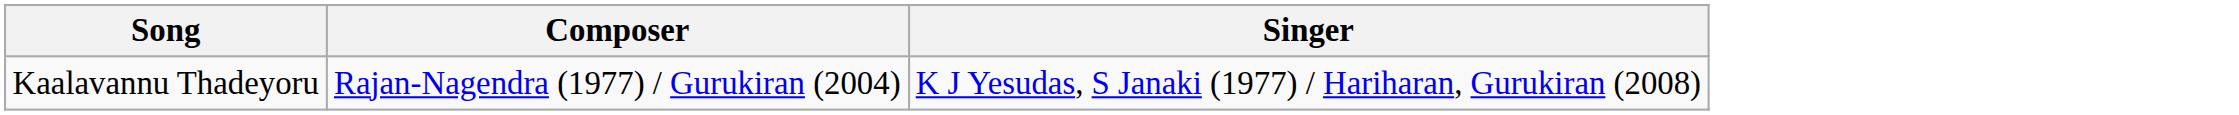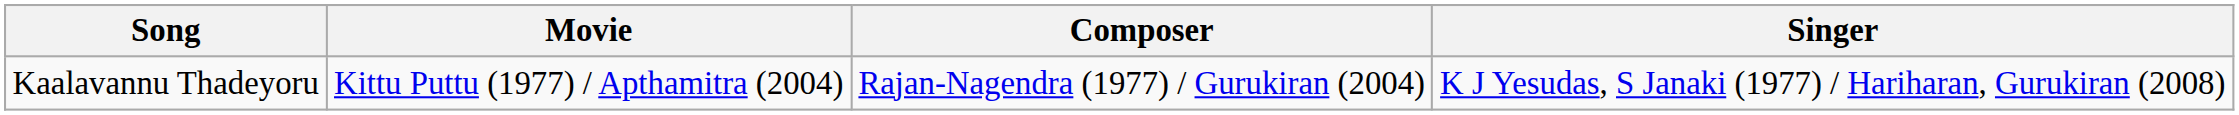+ column: (589, 30)
